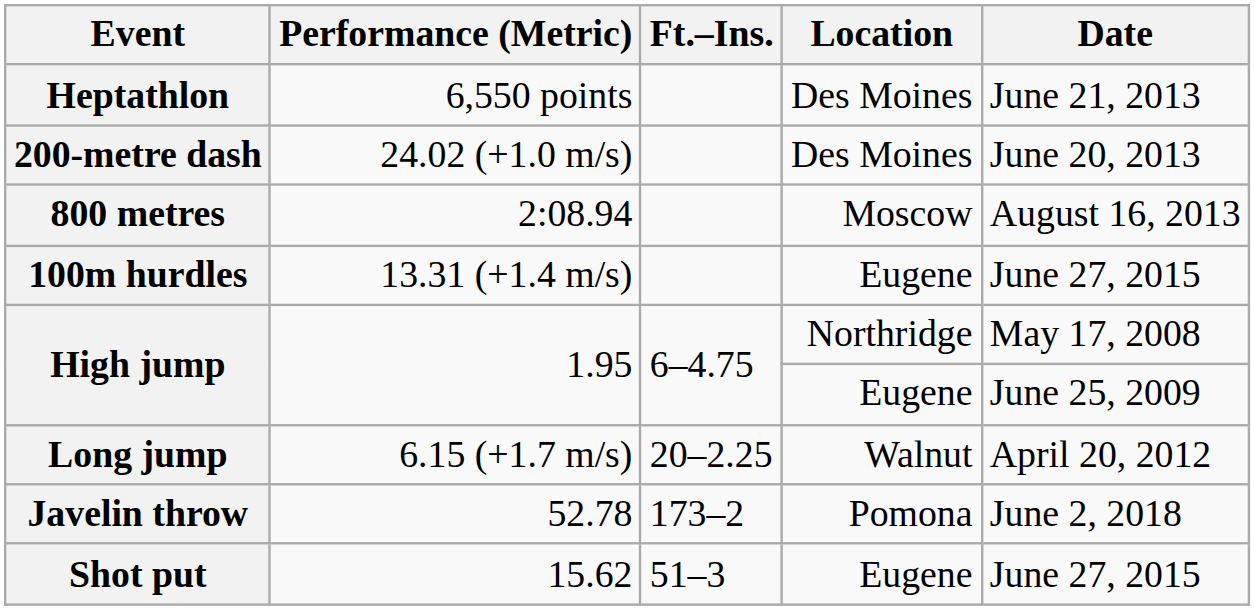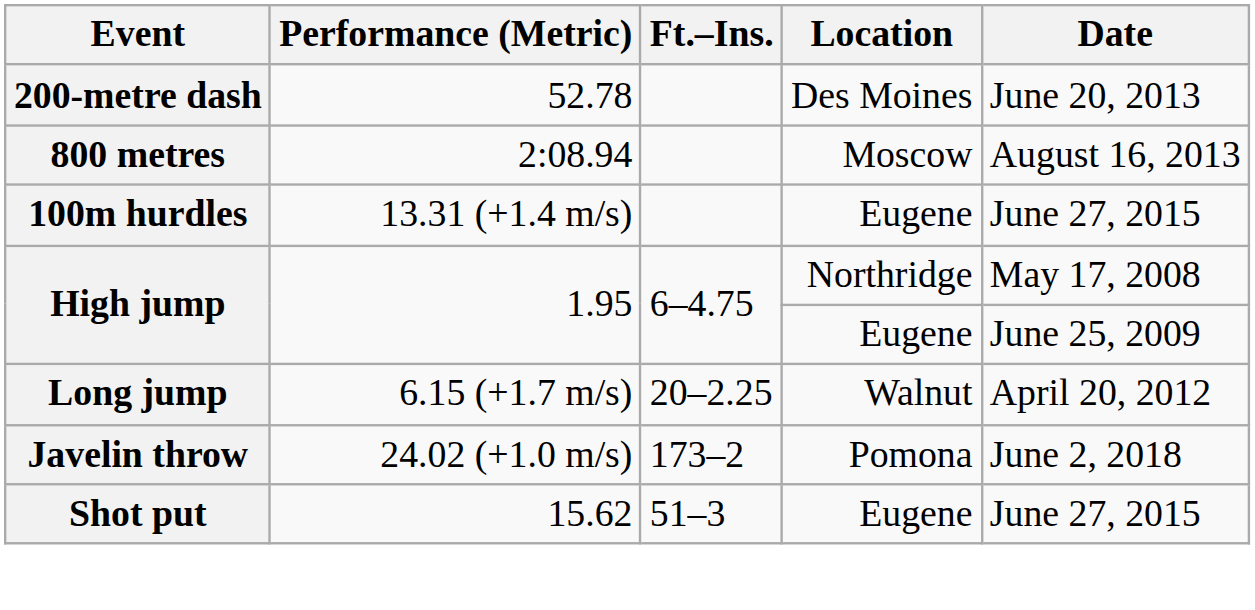- row: (138, 94)
(506, 154) 24.02 (+1.0 m/s) -> (590, 94) 52.78
(590, 513) 52.78 -> (506, 453) 24.02 (+1.0 m/s)
